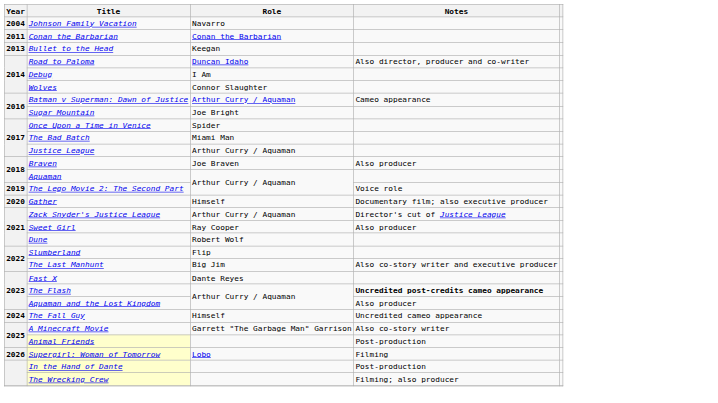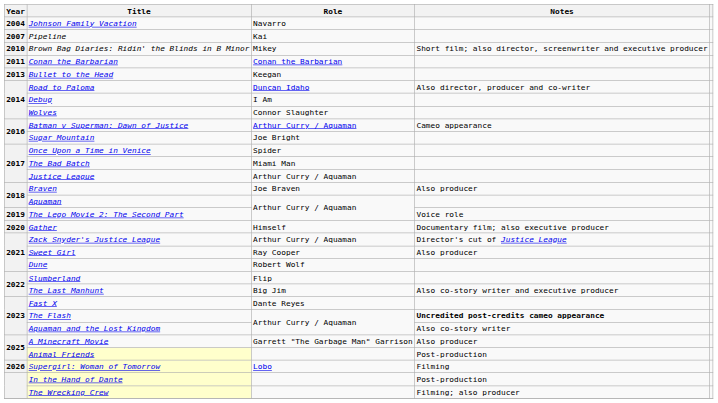+ row: (47, 36)
+ row: (139, 49)
(386, 303) Also producer -> (463, 328) Also co-story writer
- row: (57, 316)
(402, 328) Also co-story writer -> (447, 341) Also producer
